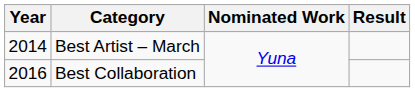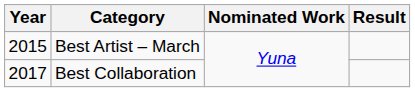(28, 45) 2014 -> (28, 45) 2015
(28, 73) 2016 -> (28, 73) 2017
